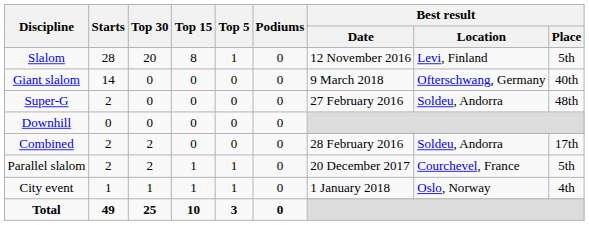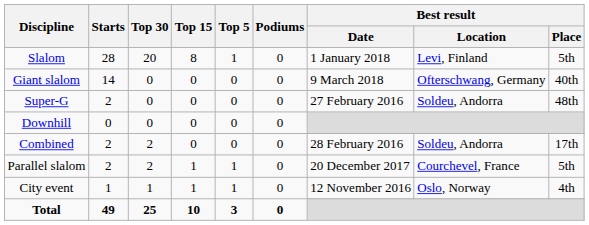(361, 58) 12 November 2016 -> (350, 58) 1 January 2018
(350, 187) 1 January 2018 -> (361, 187) 12 November 2016
